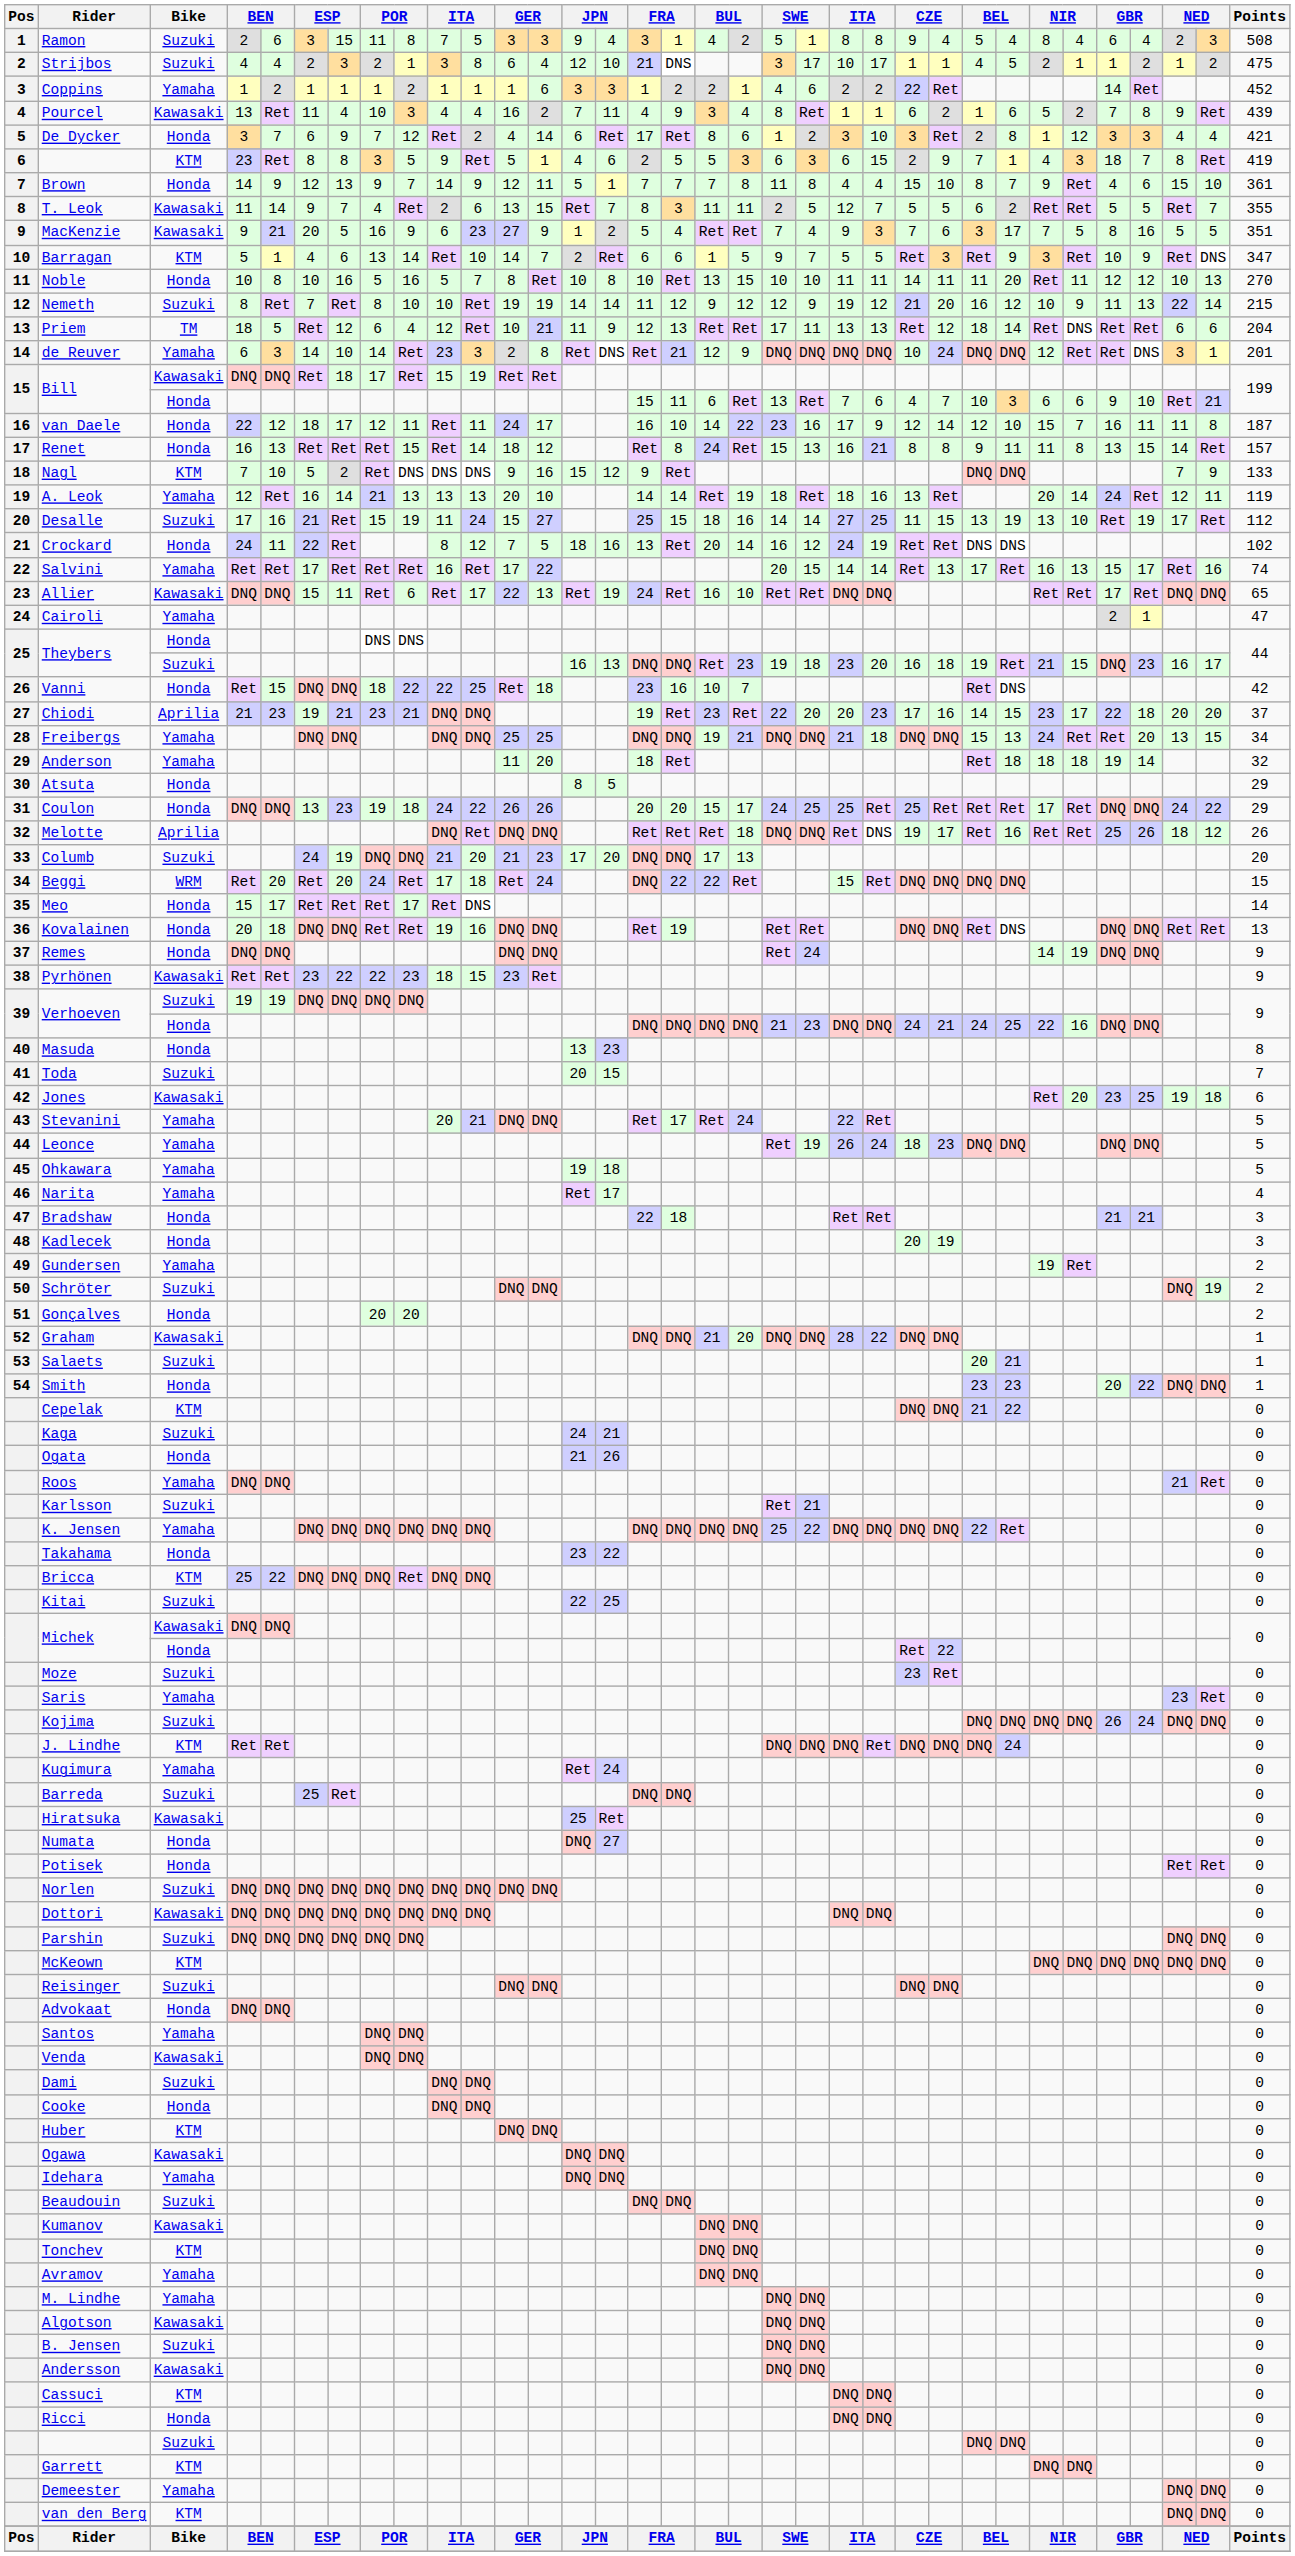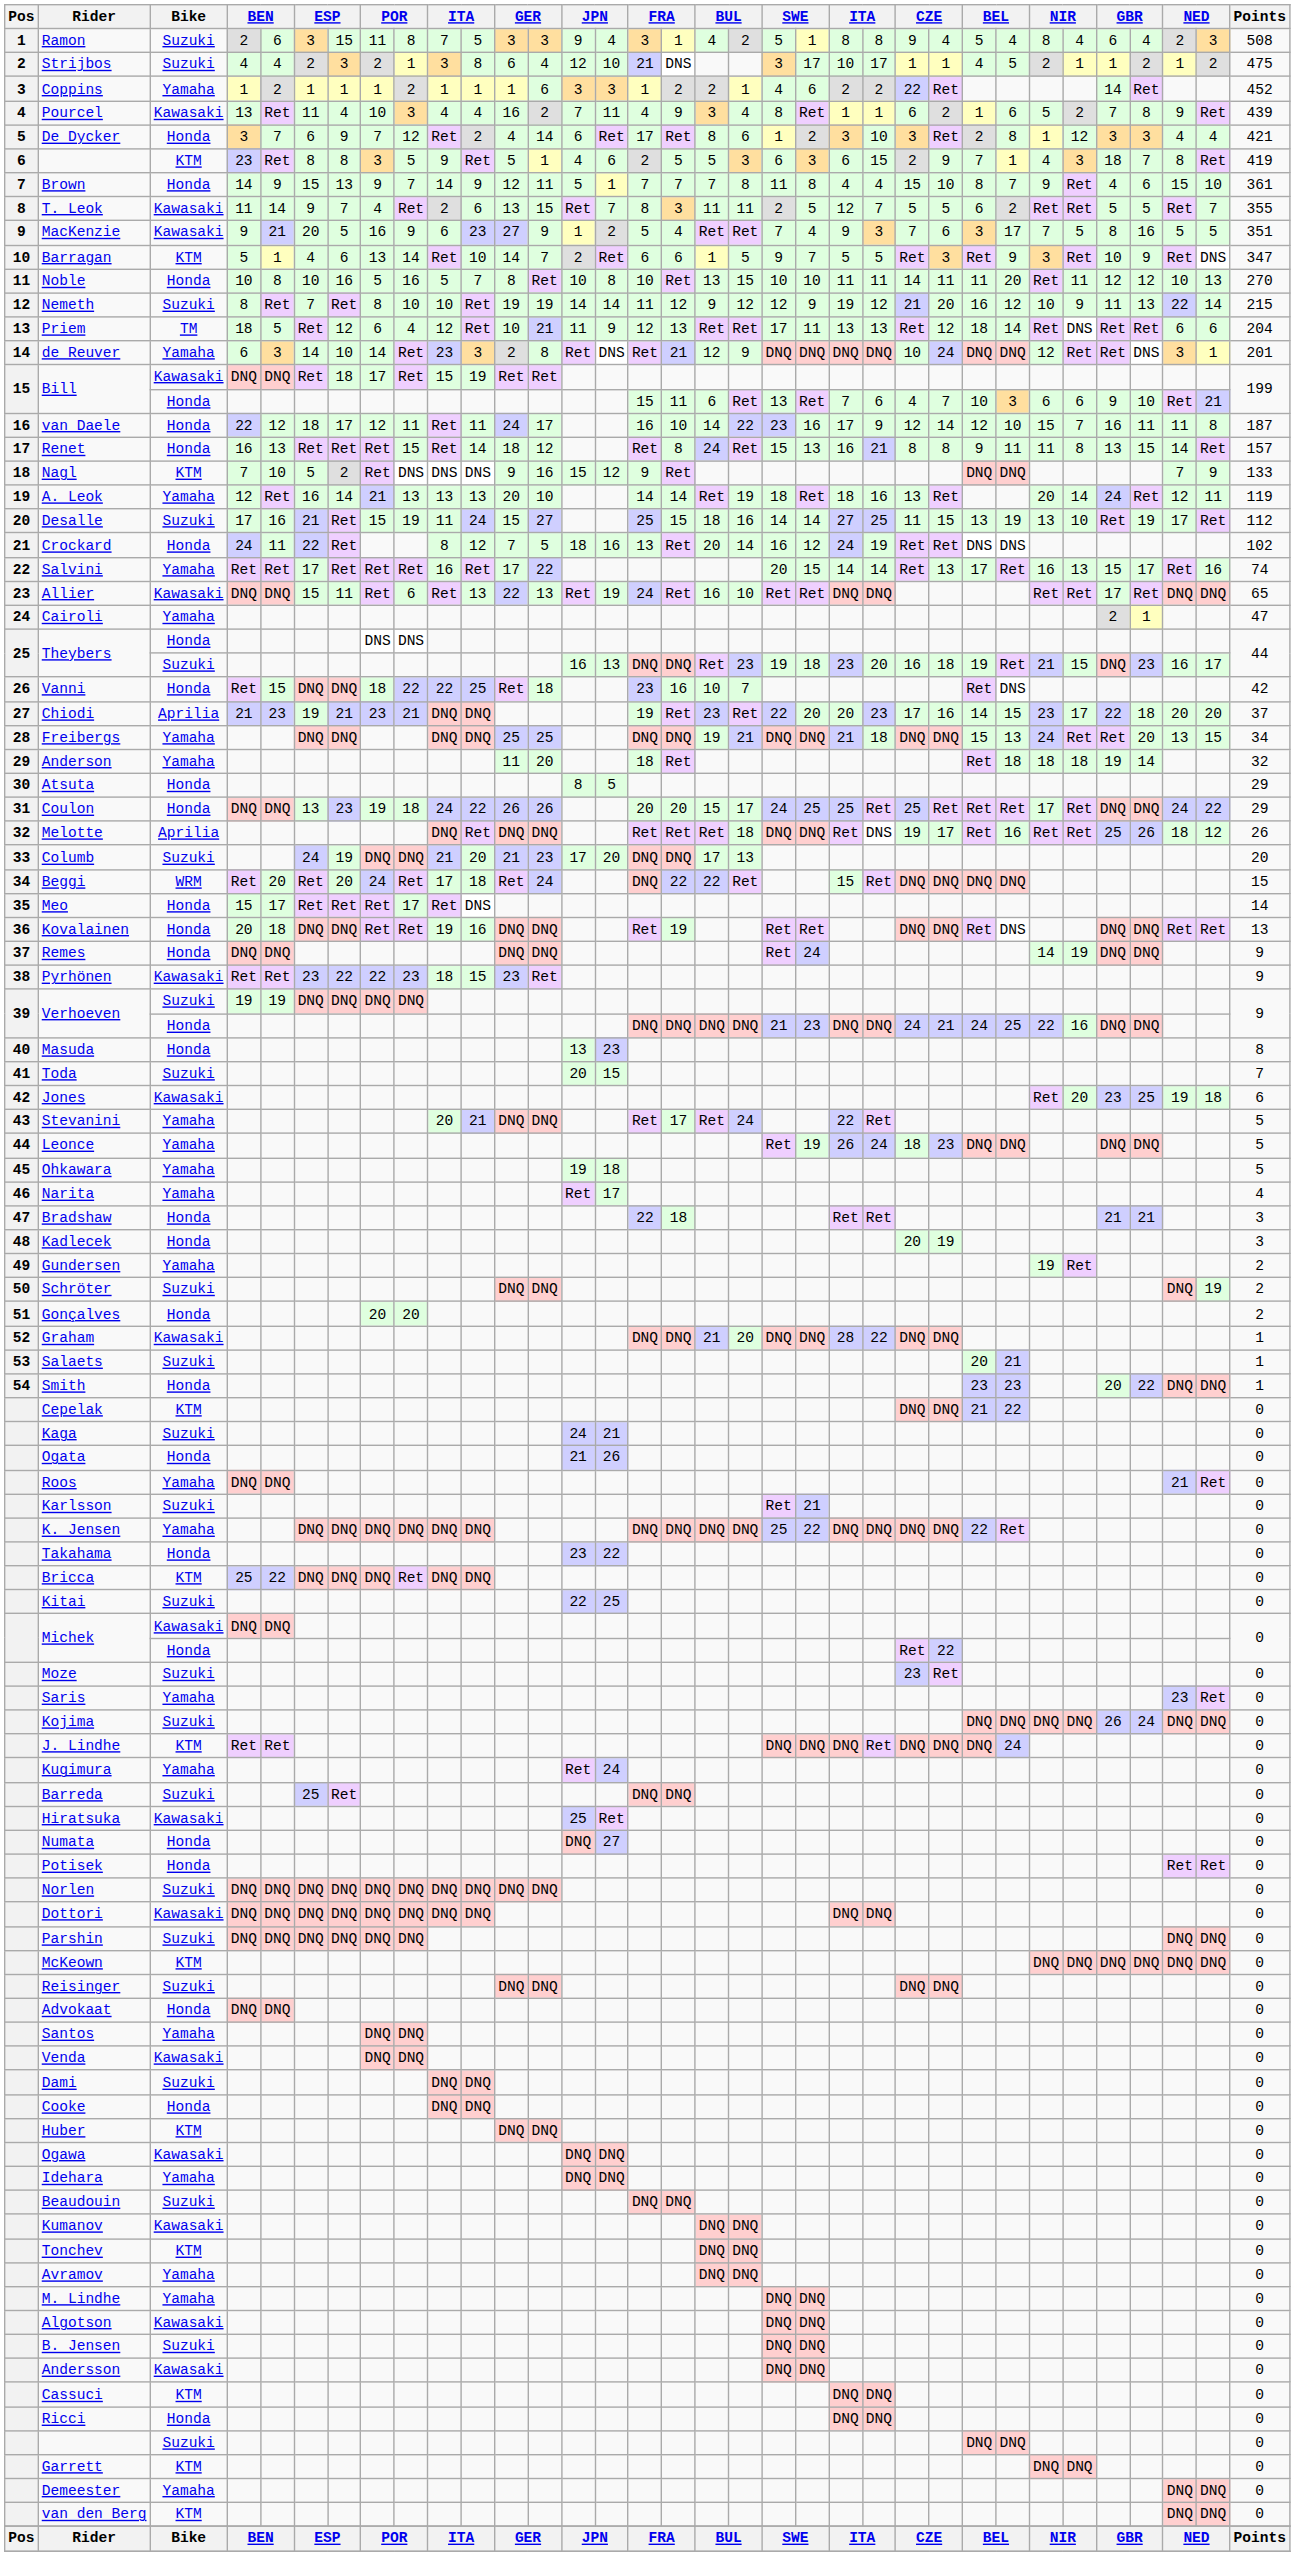(311, 185) 12 -> (311, 185) 15
(478, 594) 17 -> (478, 594) 13
